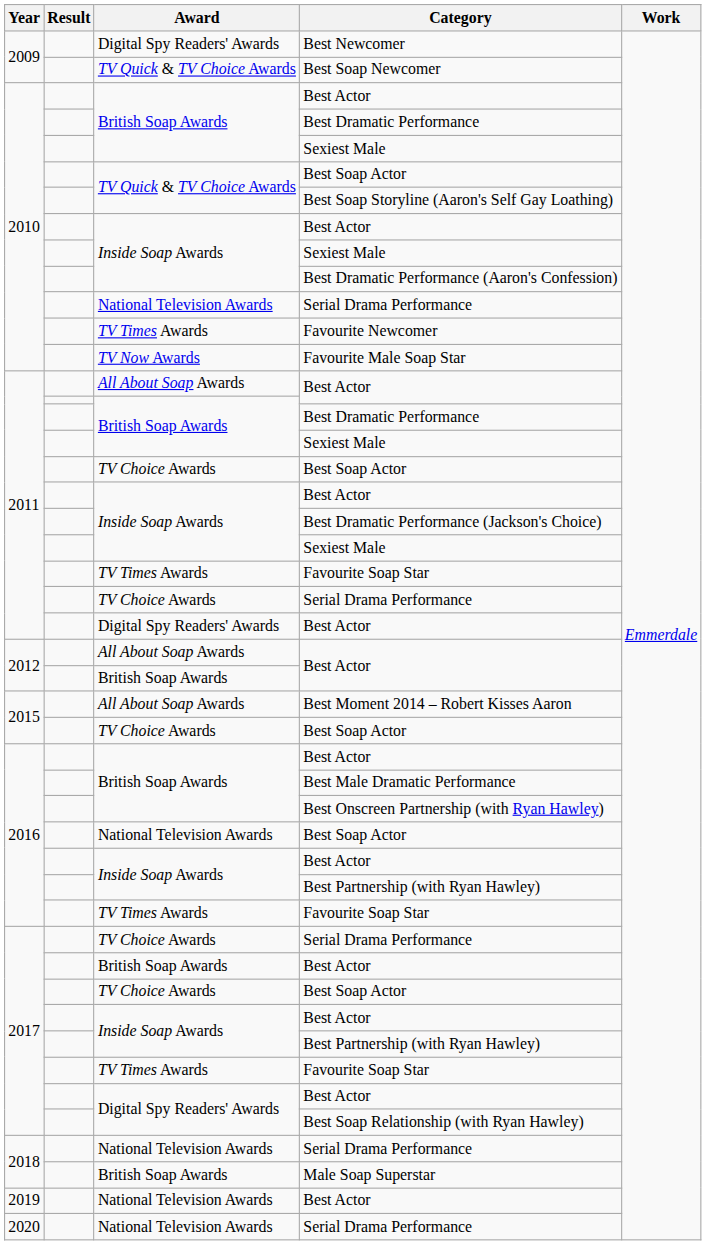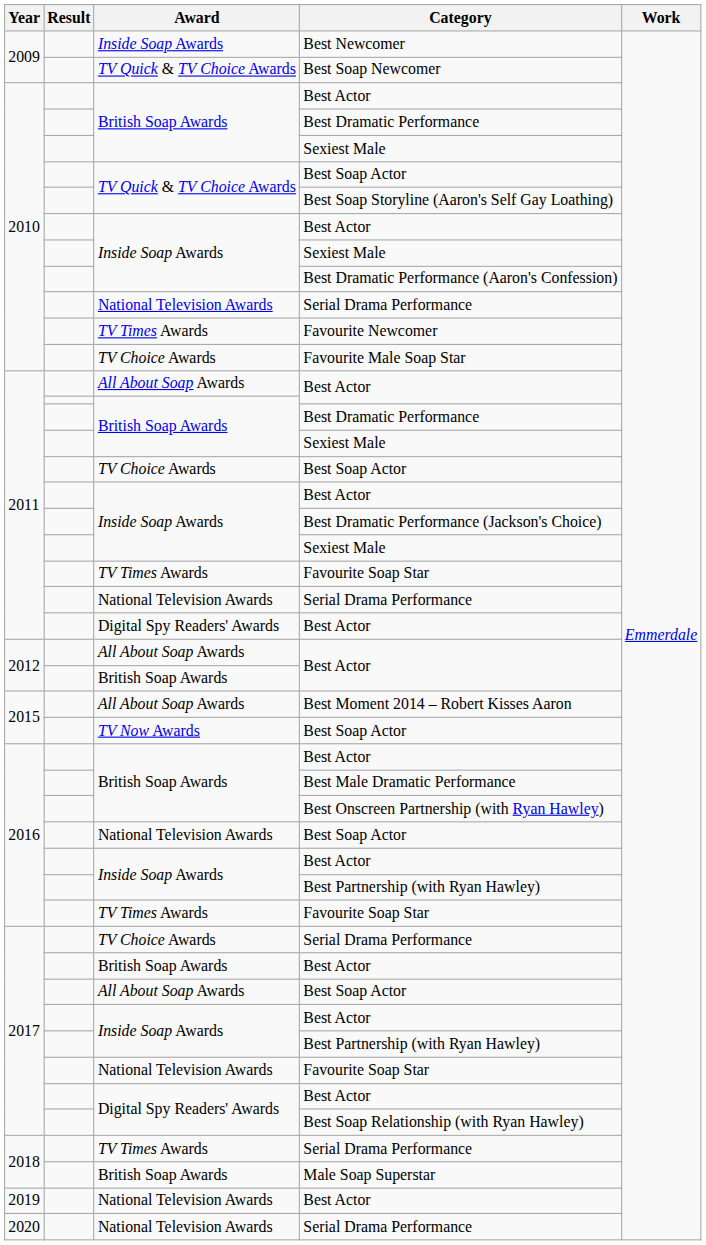(188, 44) Digital Spy Readers' Awards -> (160, 44) Inside Soap Awards
(149, 357) TV Now Awards -> (157, 357) TV Choice Awards
(157, 600) TV Choice Awards -> (185, 600) National Television Awards
(157, 730) TV Choice Awards -> (149, 730) TV Now Awards
(157, 992) TV Choice Awards -> (171, 992) All About Soap Awards
(153, 1070) TV Times Awards -> (185, 1070) National Television Awards
(185, 1148) National Television Awards -> (153, 1148) TV Times Awards
